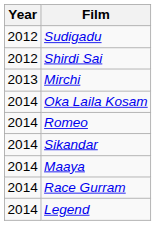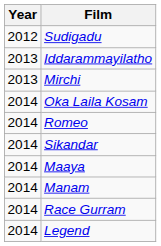- row: (73, 58)
+ row: (98, 58)
+ row: (67, 187)
